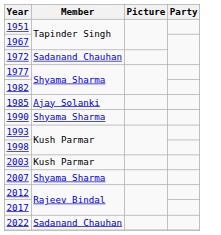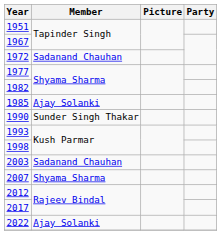(69, 117) Shyama Sharma -> (86, 117) Sunder Singh Thakar
(64, 162) Kush Parmar -> (78, 162) Sadanand Chauhan
(78, 222) Sadanand Chauhan -> (67, 222) Ajay Solanki
